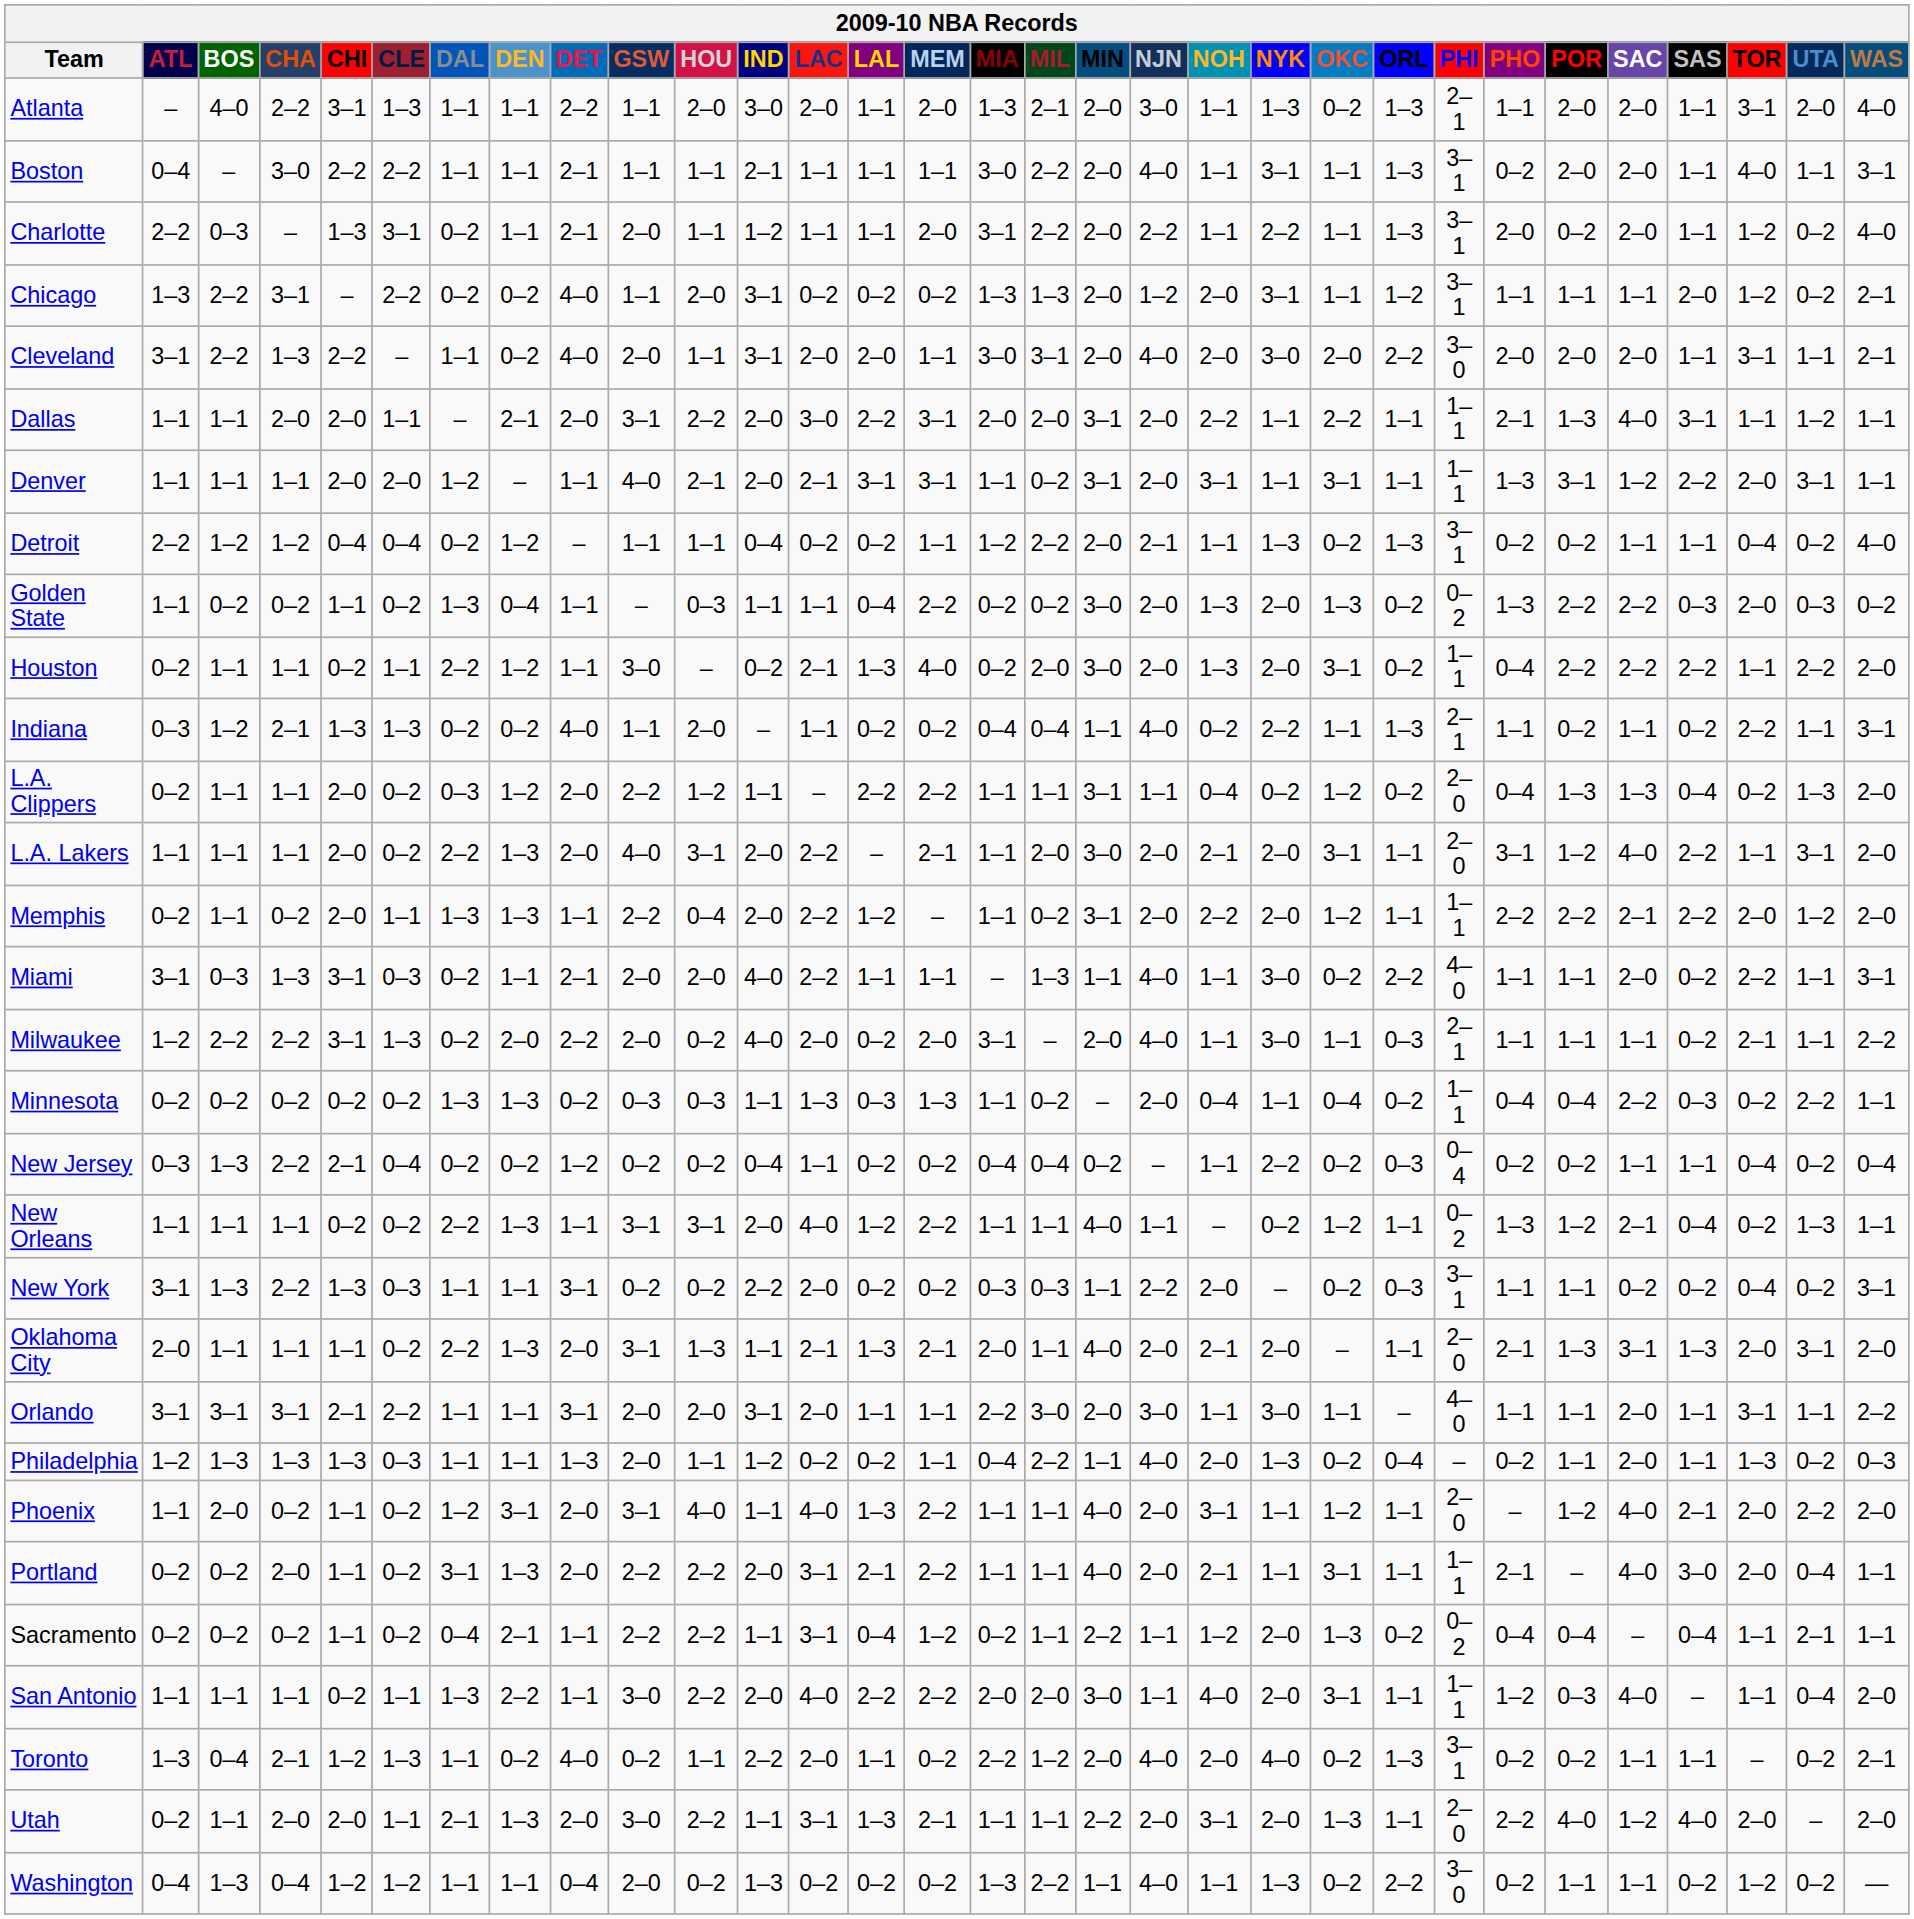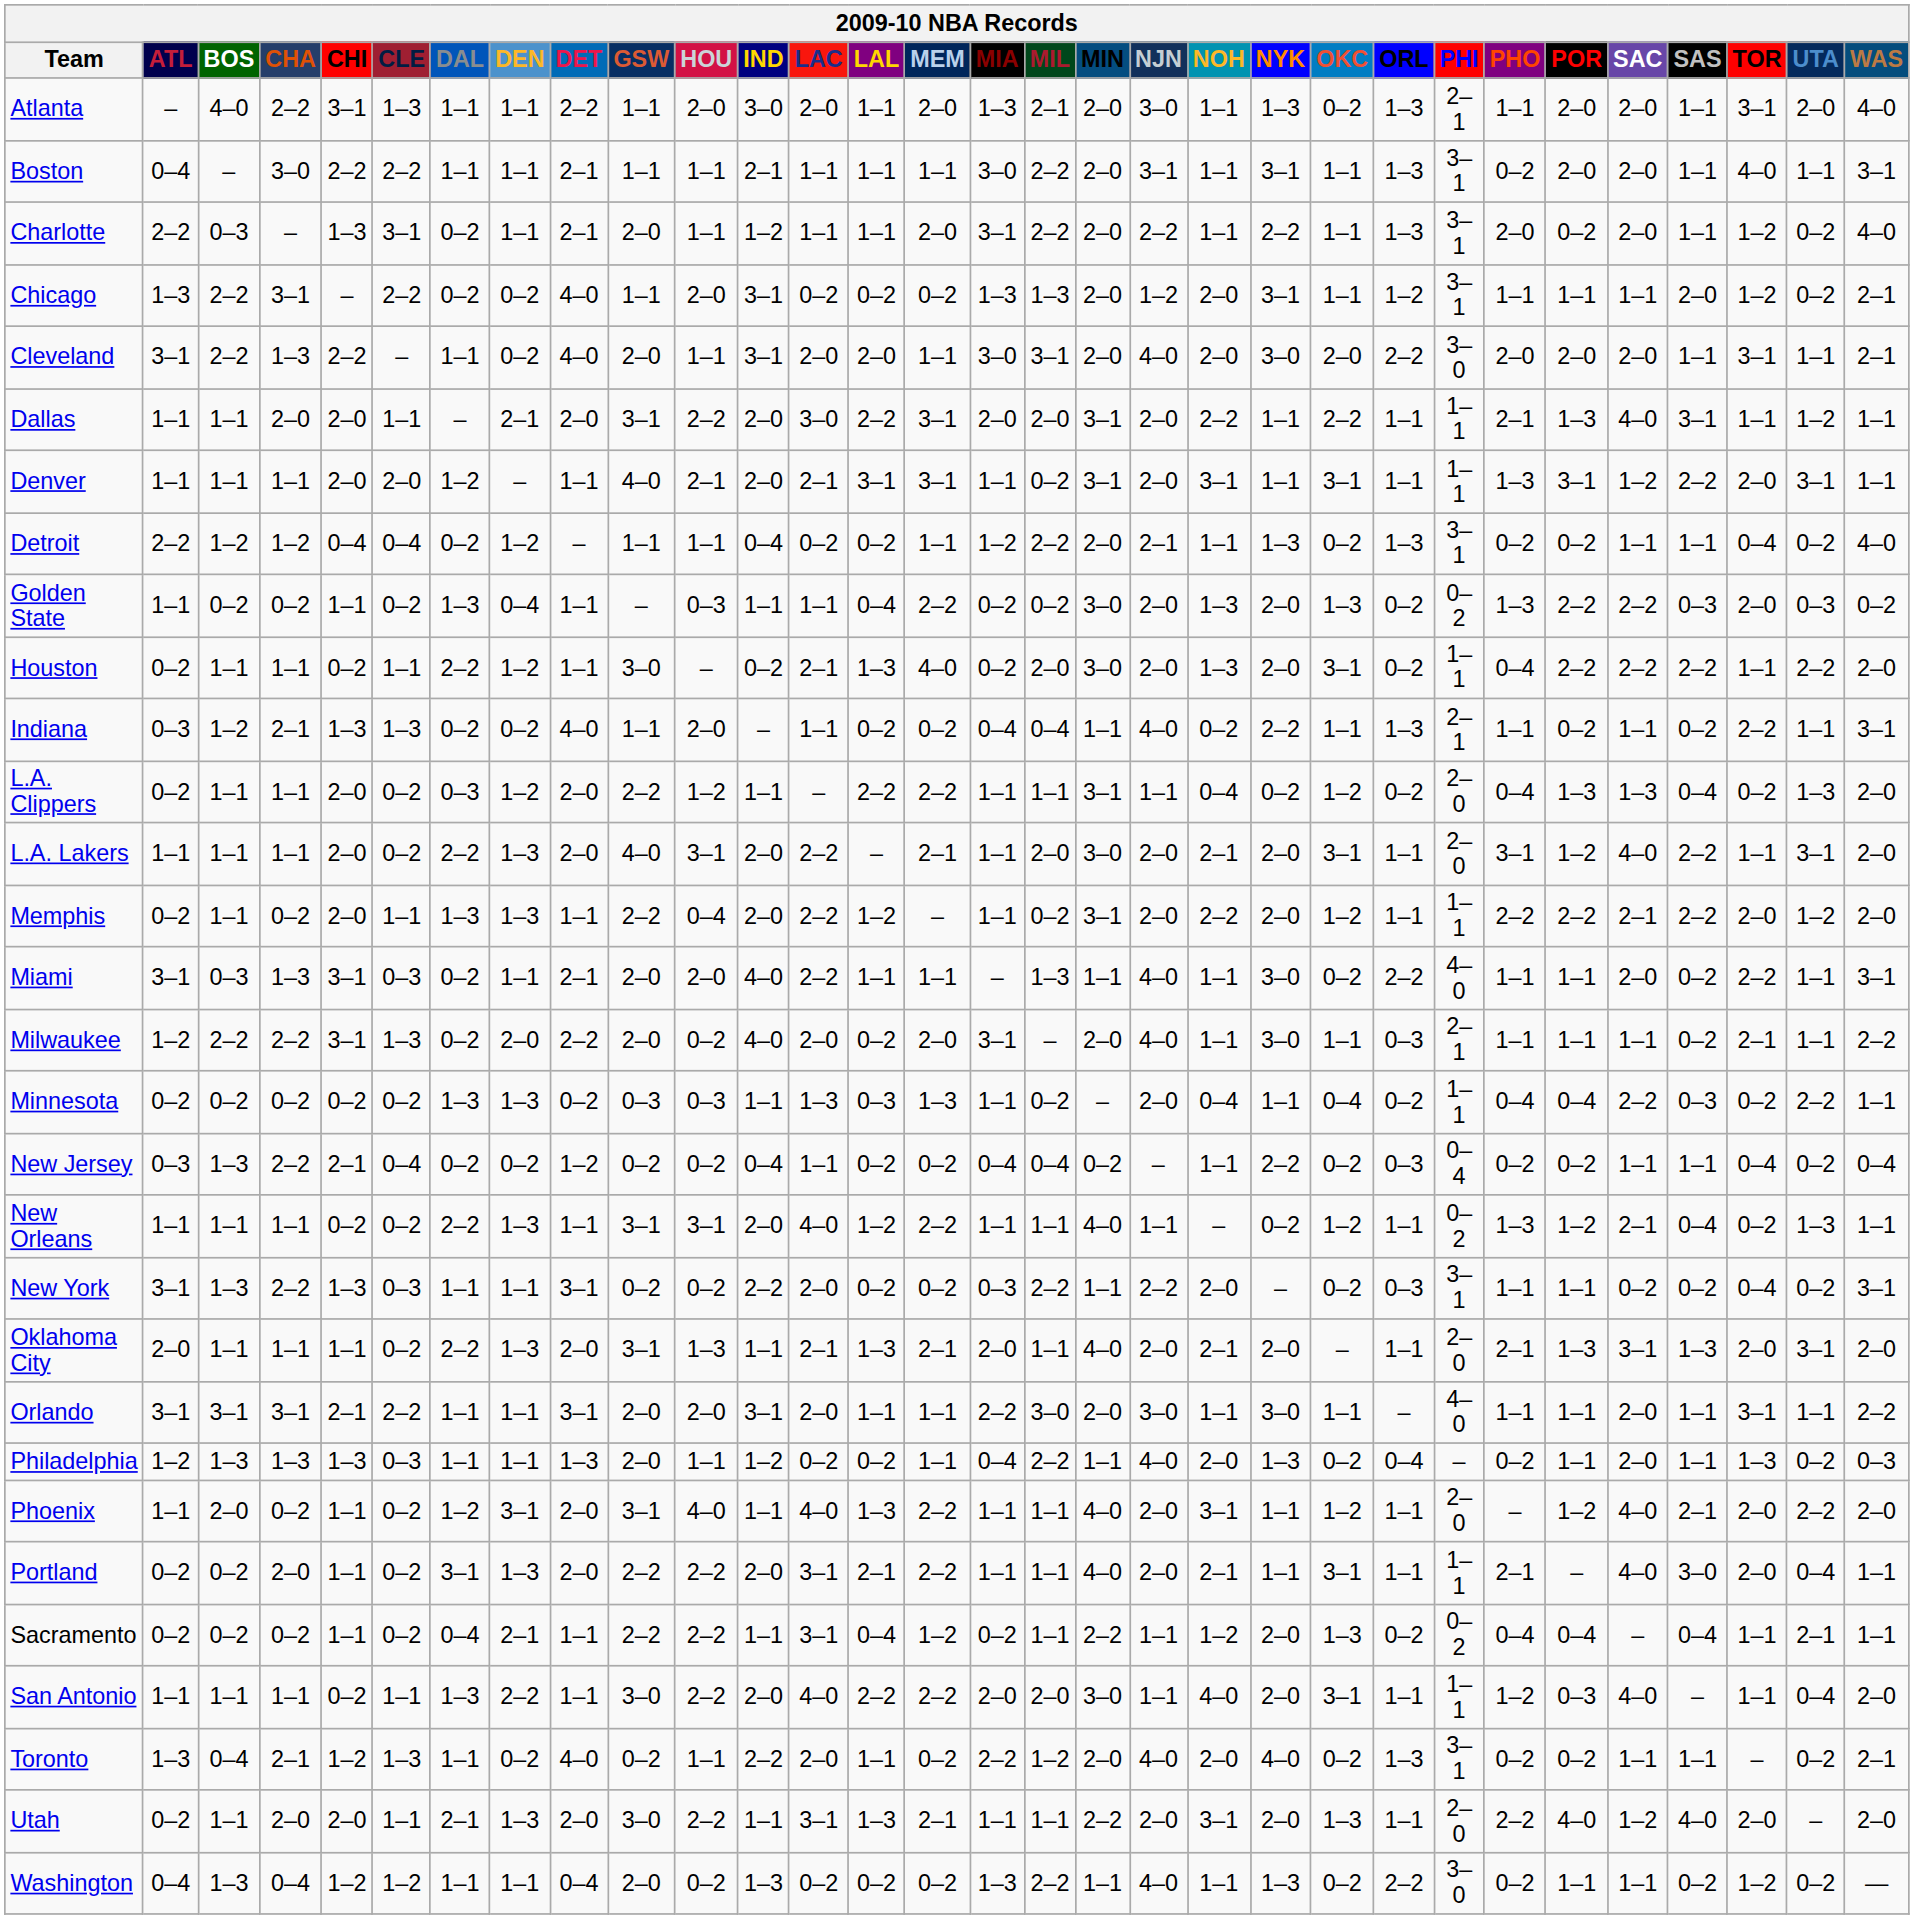(1158, 171) 4–0 -> (1158, 171) 3–1
(1050, 1288) 0–3 -> (1050, 1288) 2–2
